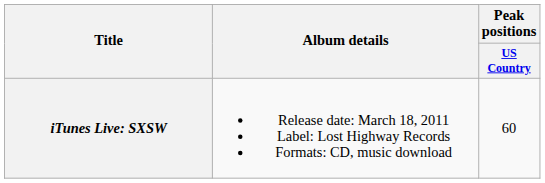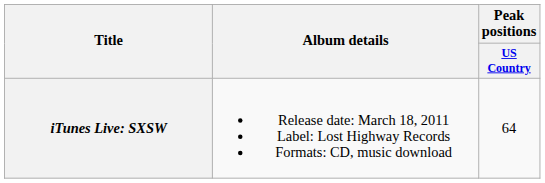(509, 128) 60 -> (509, 128) 64
